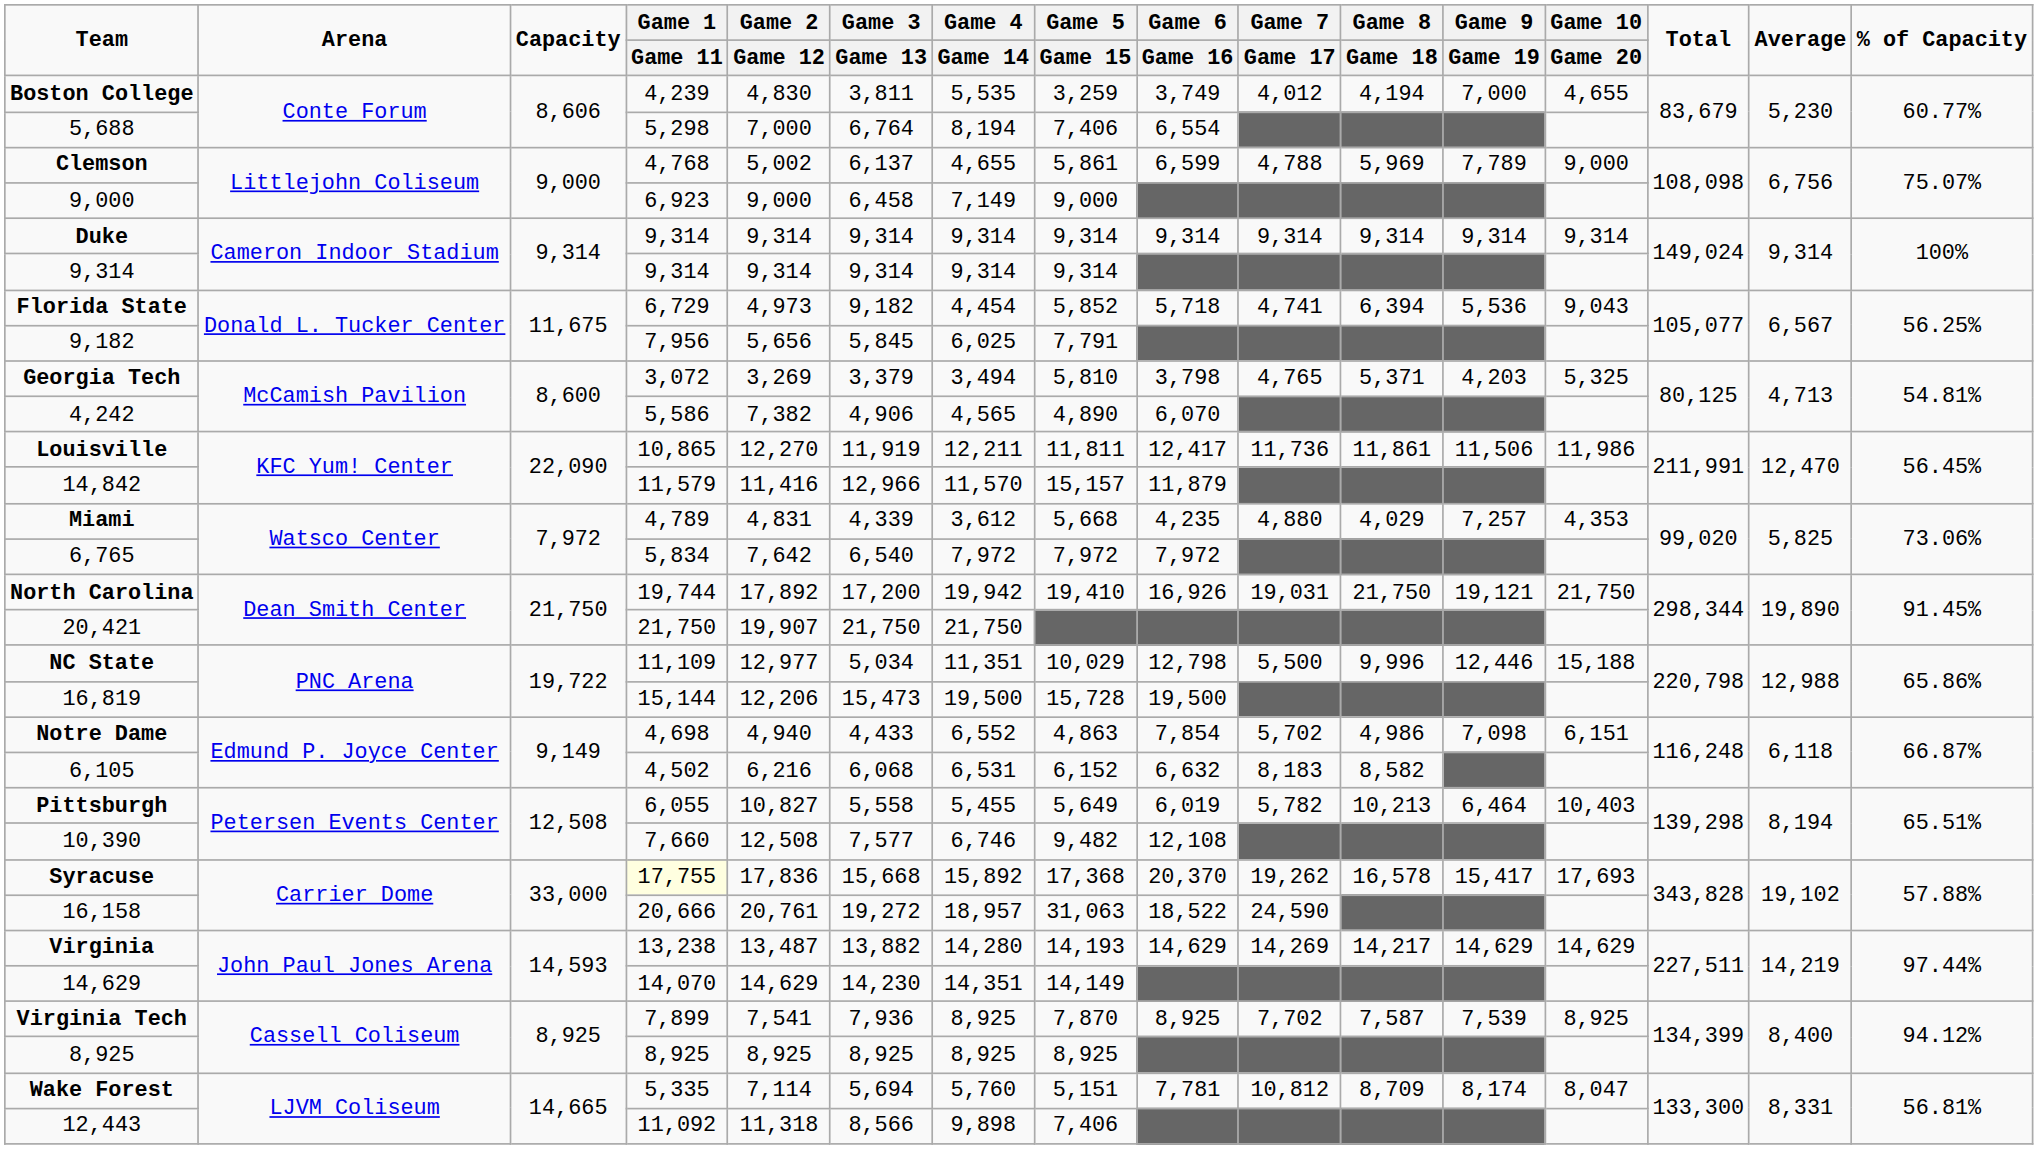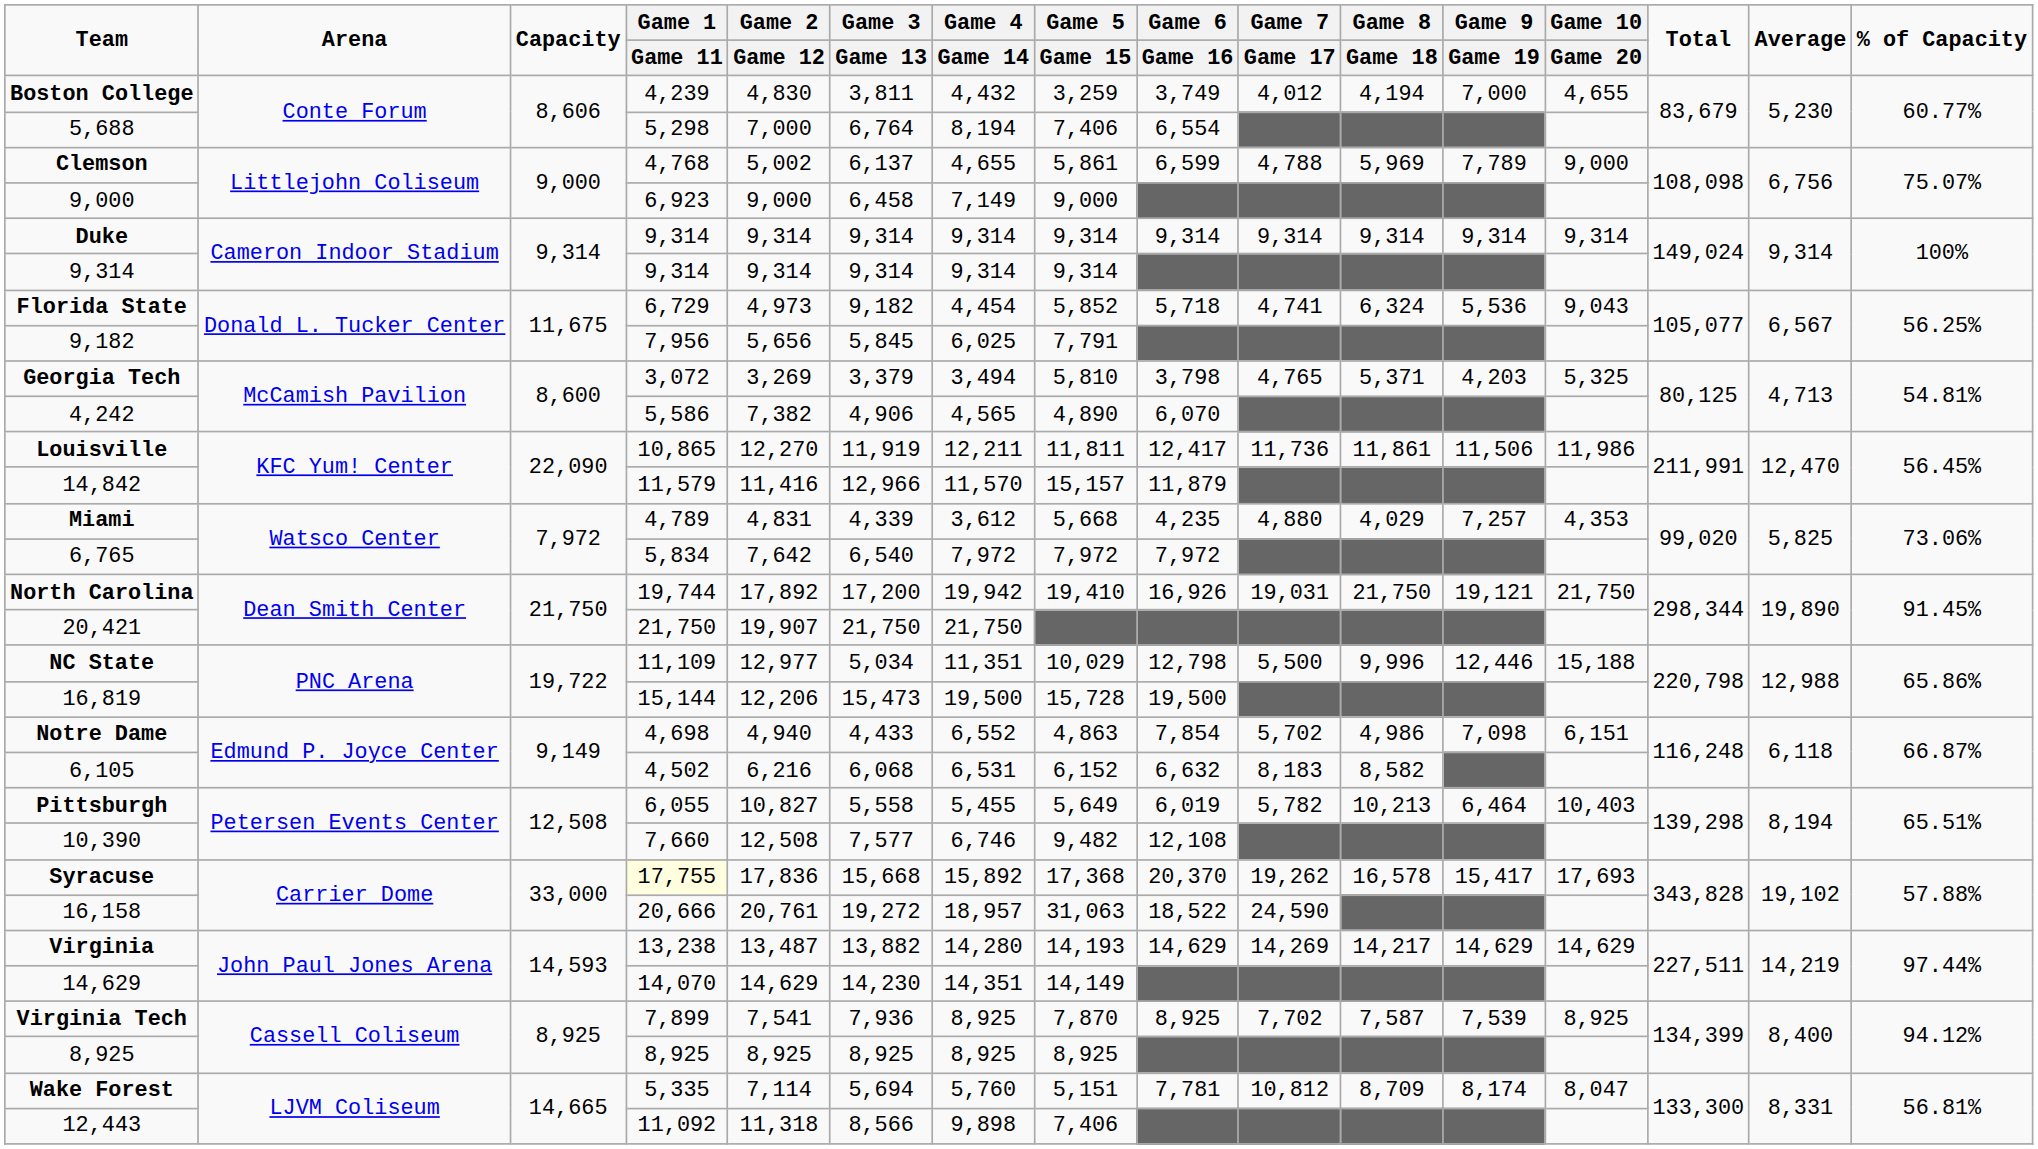(983, 94) 5,535 -> (983, 94) 4,432
(1392, 307) 6,394 -> (1392, 307) 6,324
